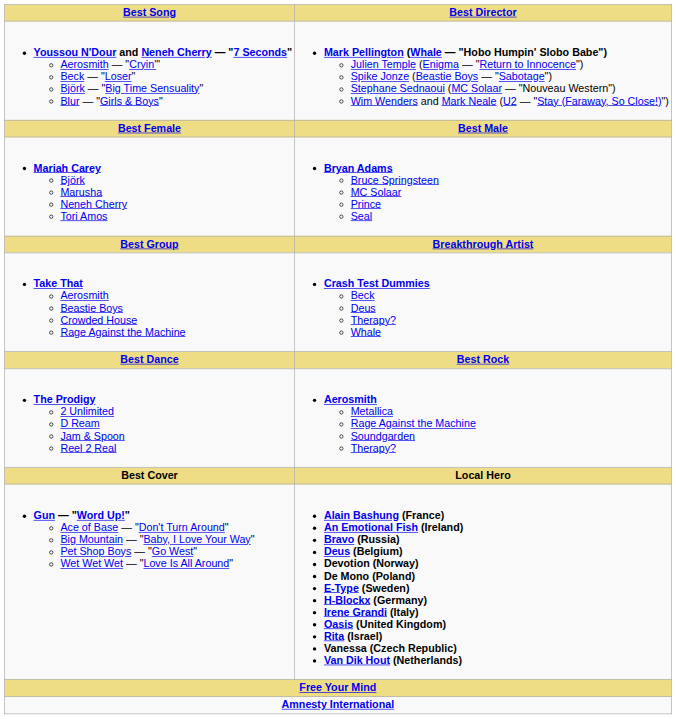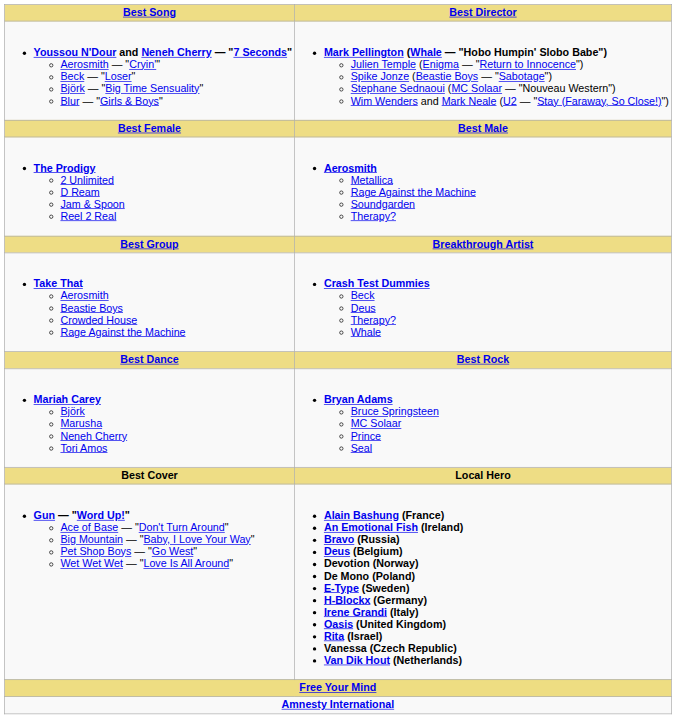rows swapped: (149, 192) <-> (149, 424)
